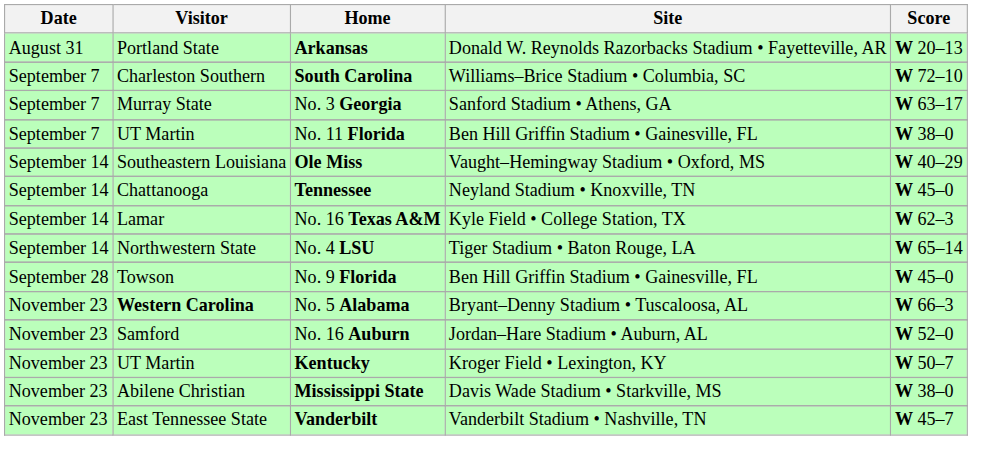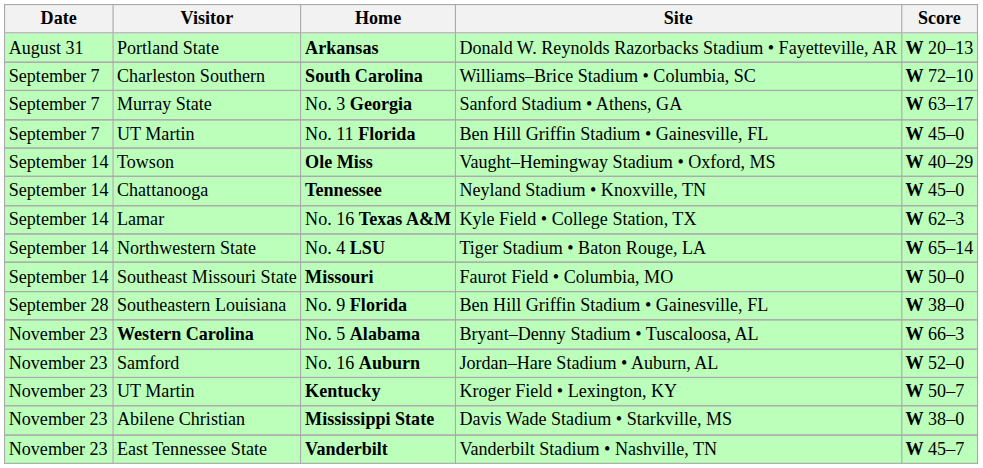(924, 133) W 38–0 -> (935, 133) W 45–0
(202, 162) Southeastern Louisiana -> (145, 162) Towson
+ row: (339, 276)
(145, 276) Towson -> (202, 305) Southeastern Louisiana
(924, 276) W 45–0 -> (935, 305) W 38–0
